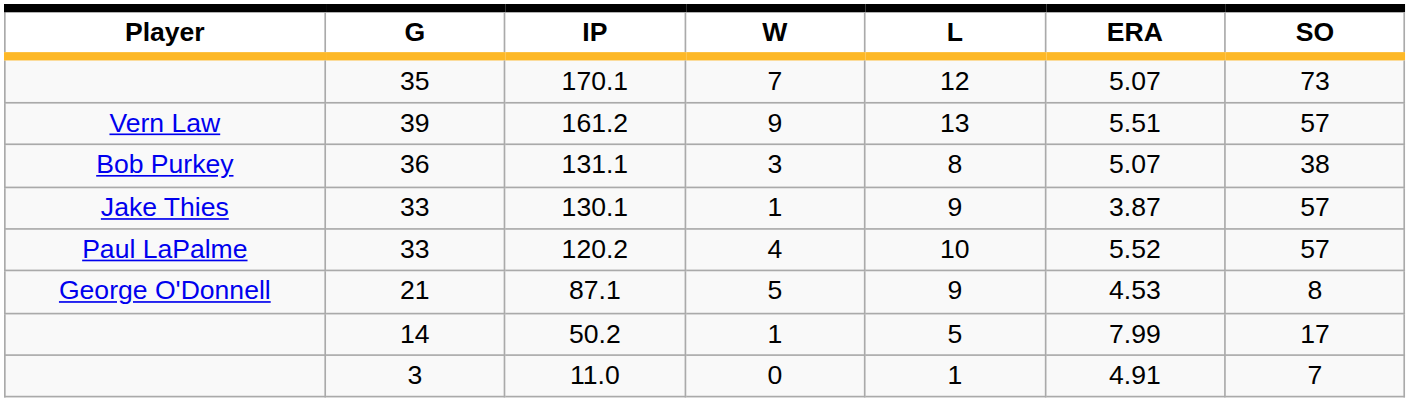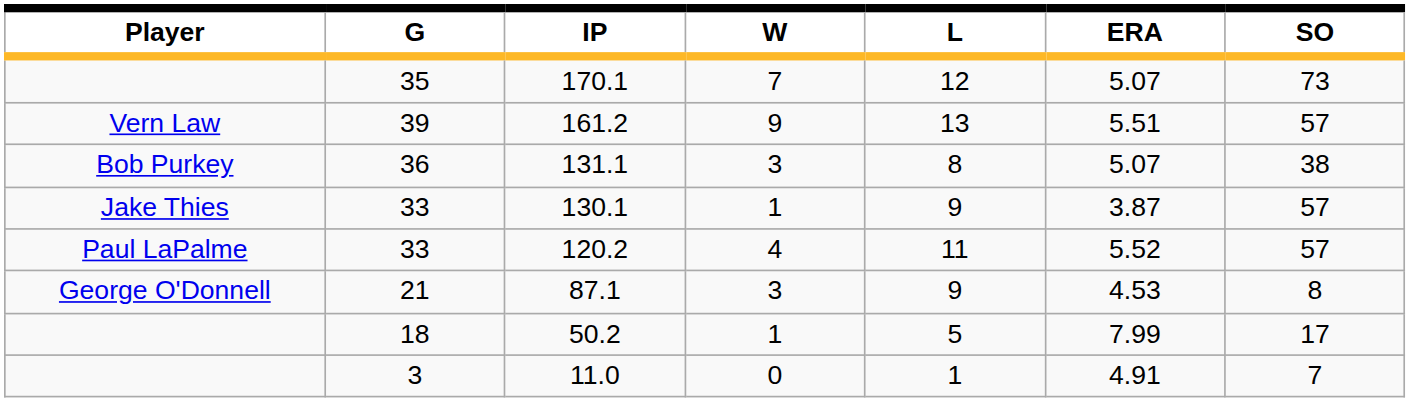(955, 249) 10 -> (955, 249) 11
(775, 291) 5 -> (775, 291) 3
(415, 333) 14 -> (415, 333) 18
